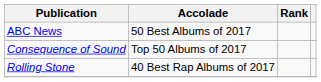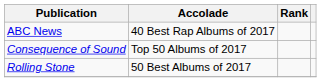(191, 31) 50 Best Albums of 2017 -> (203, 31) 40 Best Rap Albums of 2017
(203, 67) 40 Best Rap Albums of 2017 -> (191, 67) 50 Best Albums of 2017
